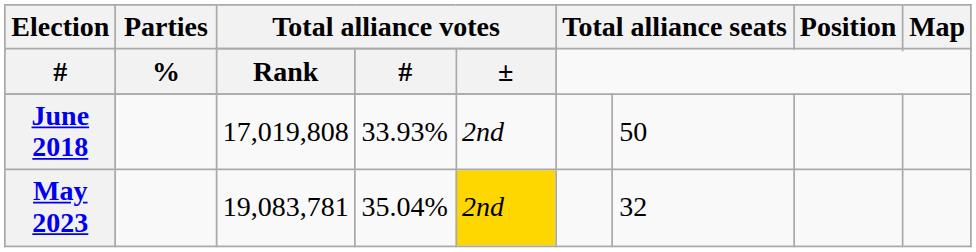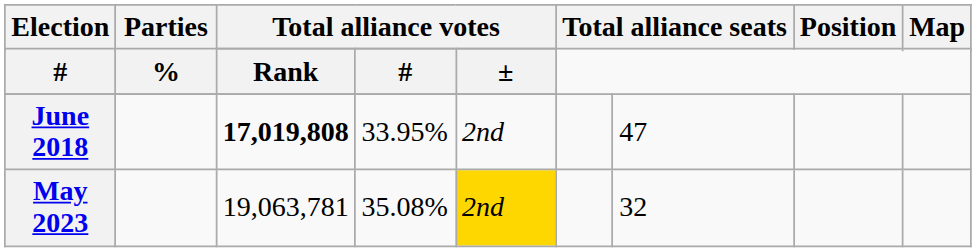(286, 131) normal -> (286, 131) bold
(405, 131) 33.93% -> (405, 131) 33.95%
(633, 131) 50 -> (633, 131) 47
(286, 207) 19,083,781 -> (286, 207) 19,063,781
(405, 207) 35.04% -> (405, 207) 35.08%
